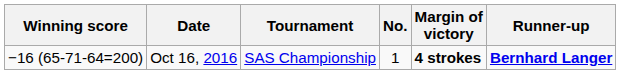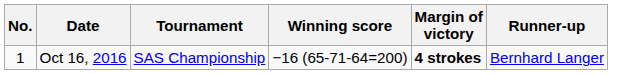columns swapped: (395, 25) <-> (76, 25)
(551, 58) bold -> (547, 58) normal
